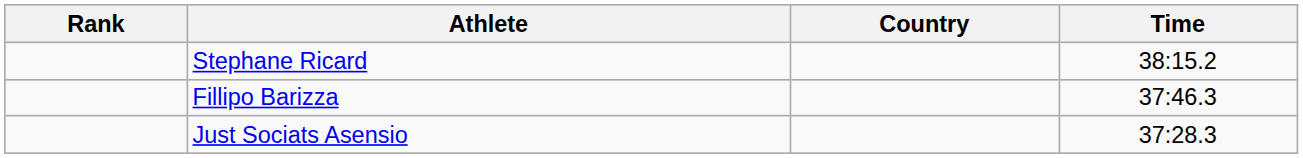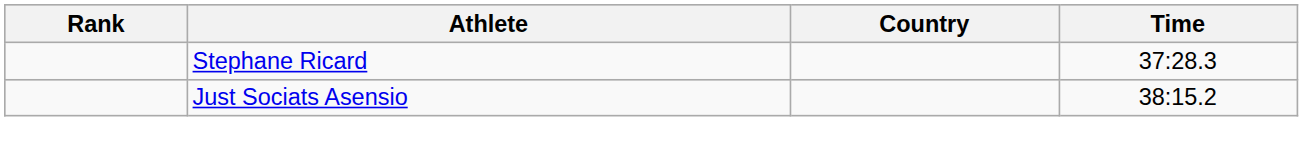(1178, 61) 38:15.2 -> (1178, 61) 37:28.3
- row: (266, 98)
(1178, 135) 37:28.3 -> (1178, 98) 38:15.2
